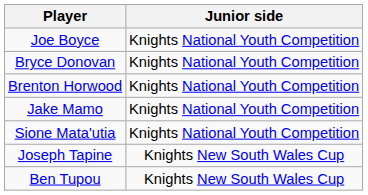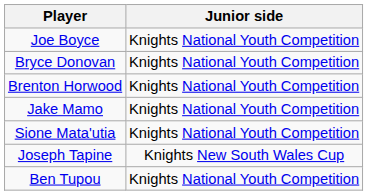(244, 179) Knights New South Wales Cup -> (244, 179) Knights National Youth Competition
